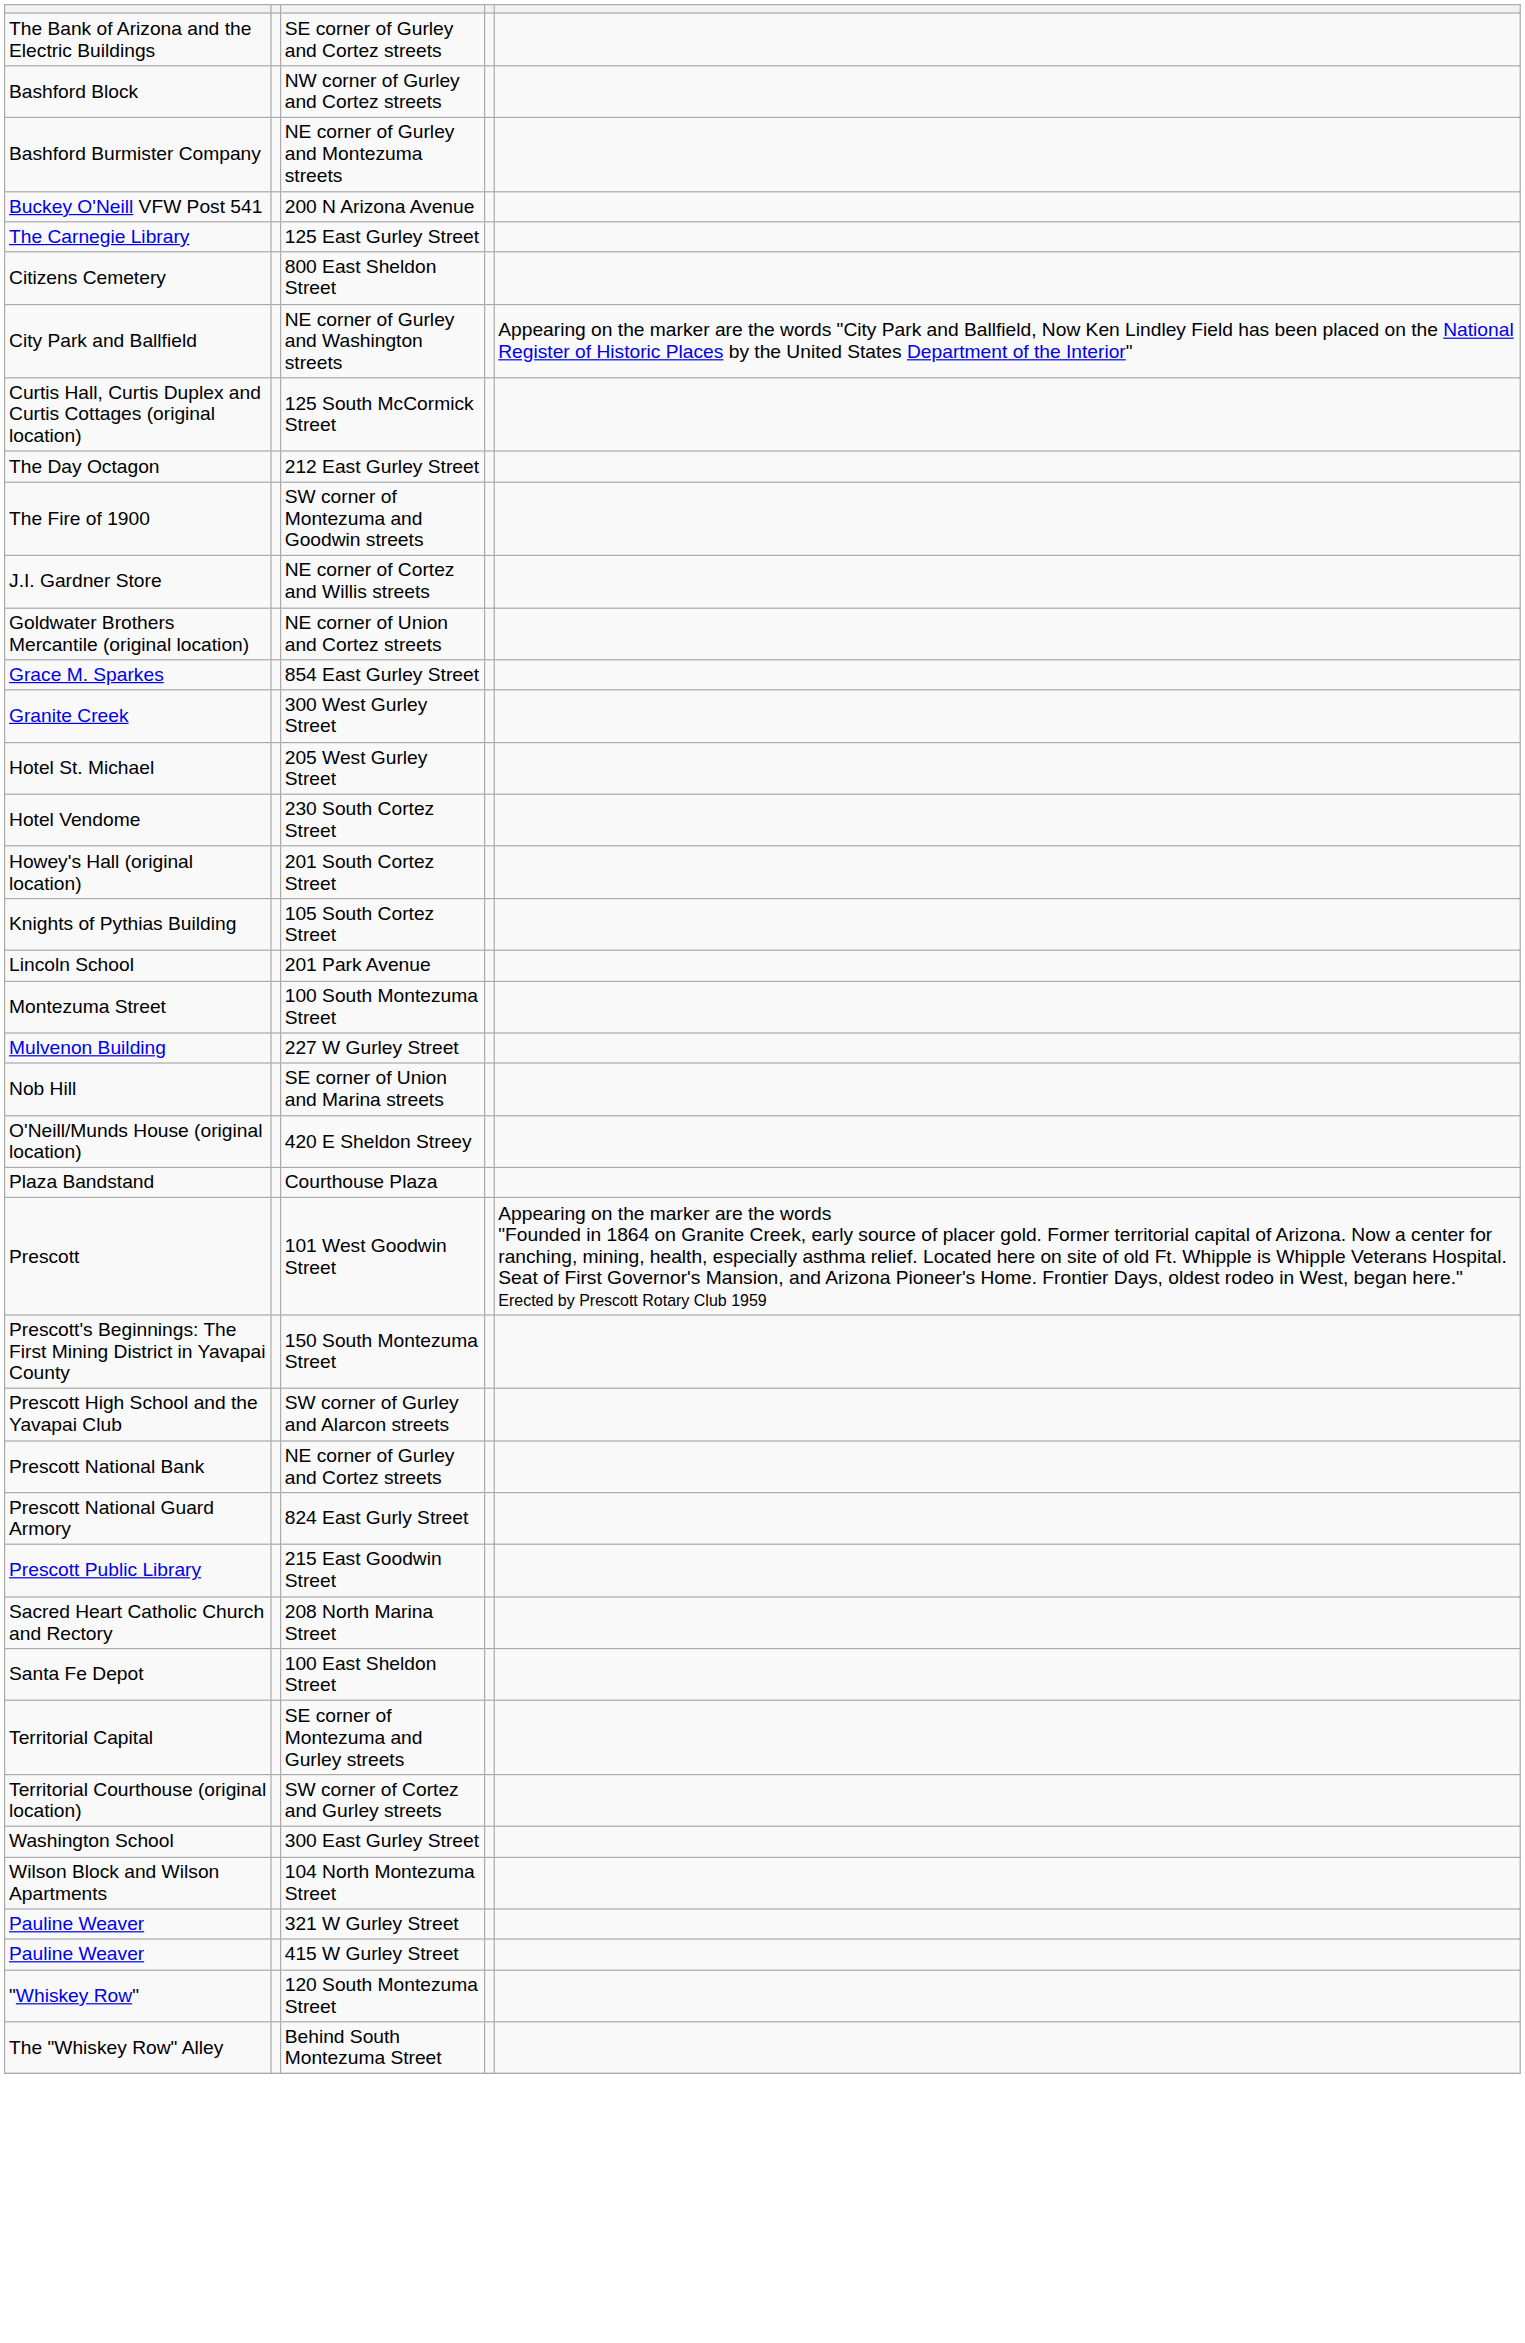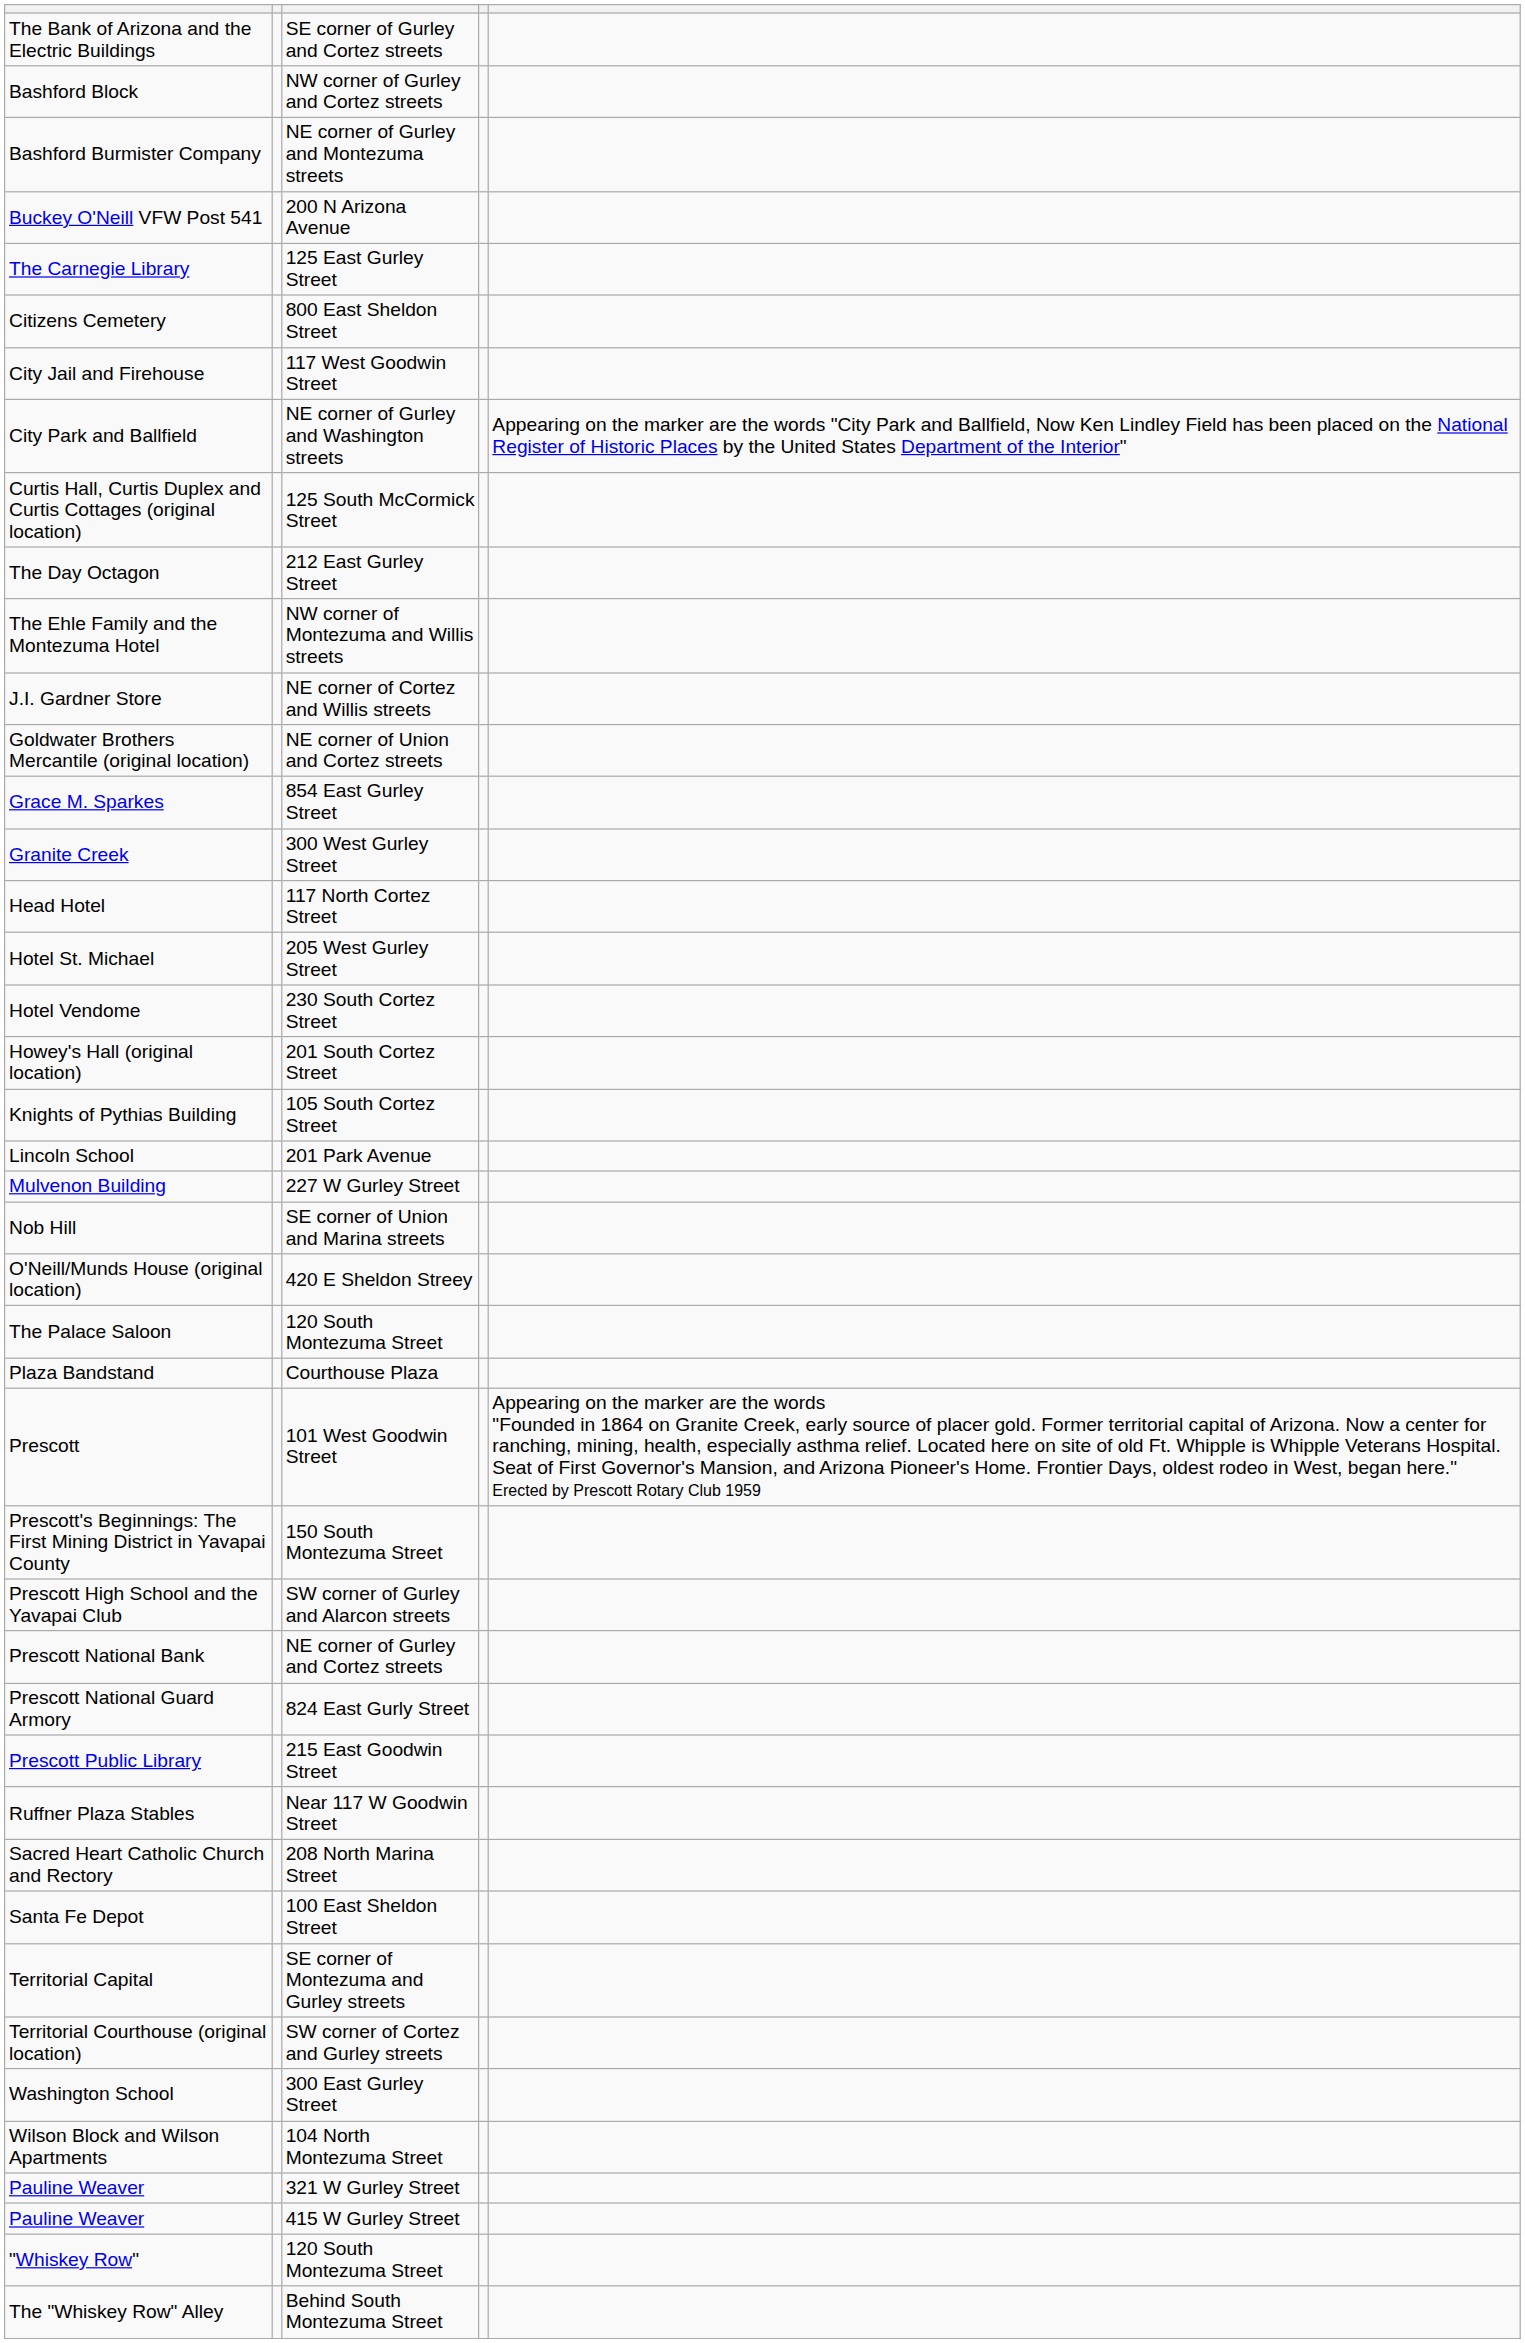+ row: (107, 373)
+ row: (113, 635)
- row: (79, 518)
+ row: (57, 906)
- row: (87, 1006)
+ row: (90, 1331)
+ row: (102, 1812)
